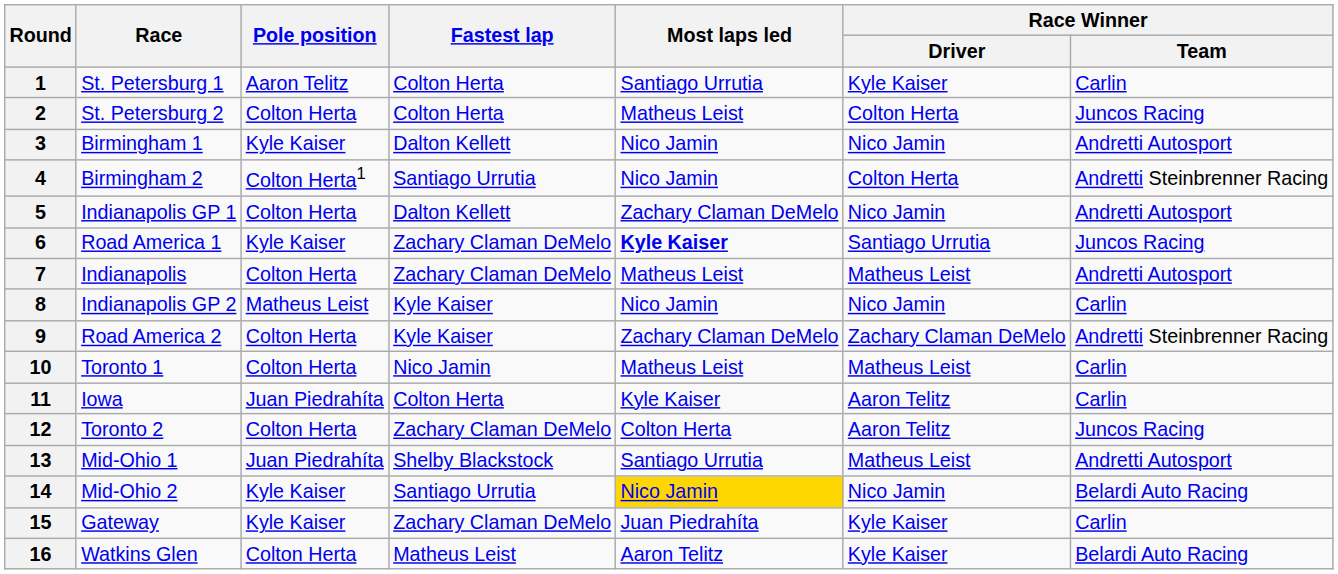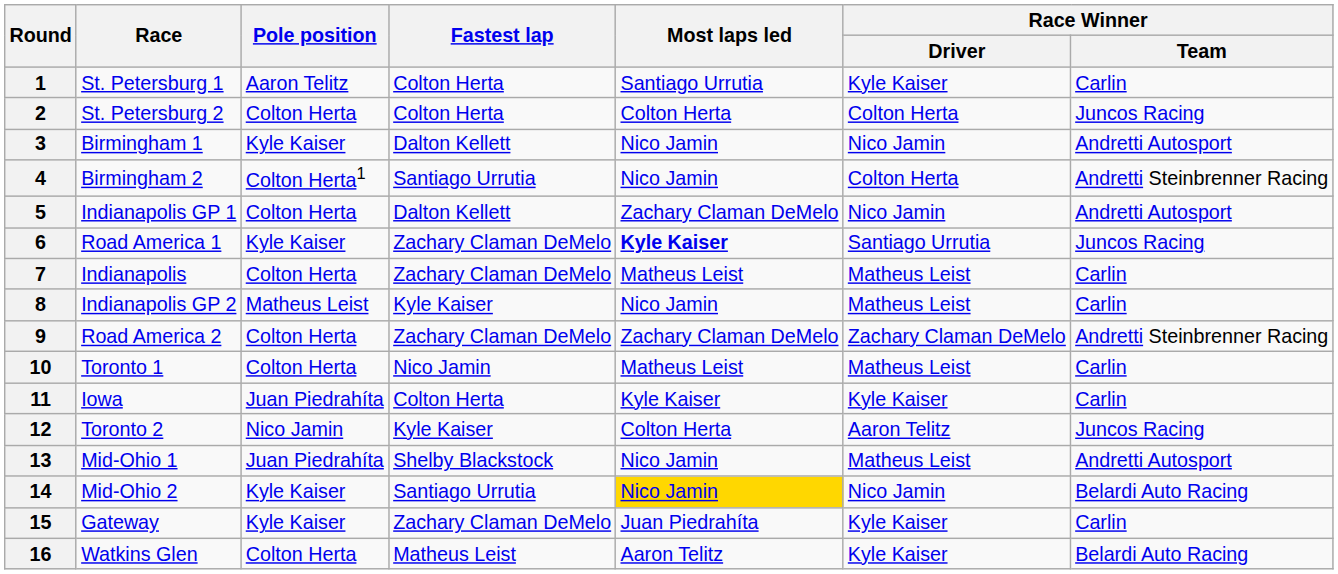(682, 113) Matheus Leist -> (676, 113) Colton Herta
(1154, 274) Andretti Autosport -> (1101, 274) Carlin
(897, 305) Nico Jamin -> (909, 305) Matheus Leist
(443, 336) Kyle Kaiser -> (502, 336) Zachary Claman DeMelo
(899, 398) Aaron Telitz -> (898, 398) Kyle Kaiser
(301, 429) Colton Herta -> (294, 429) Nico Jamin
(502, 429) Zachary Claman DeMelo -> (443, 429) Kyle Kaiser
(692, 460) Santiago Urrutia -> (669, 460) Nico Jamin
